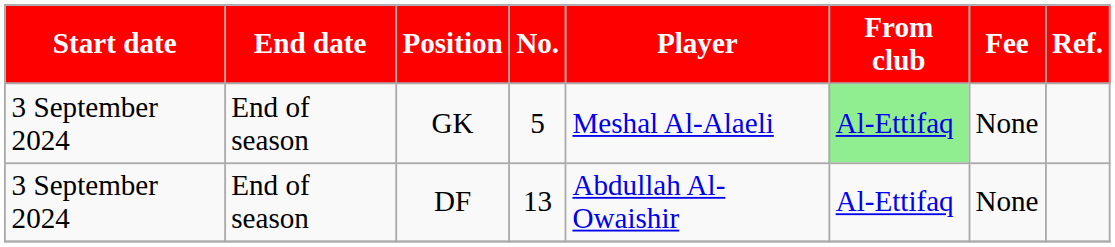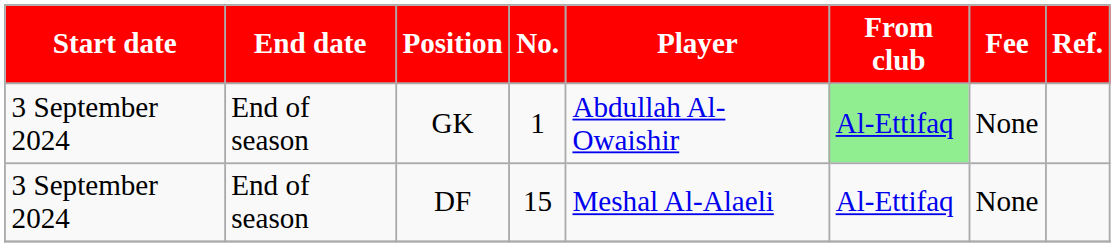(538, 122) 5 -> (538, 122) 1
(673, 122) Meshal Al-Alaeli -> (649, 122) Abdullah Al-Owaishir
(538, 201) 13 -> (538, 201) 15
(649, 201) Abdullah Al-Owaishir -> (673, 201) Meshal Al-Alaeli
